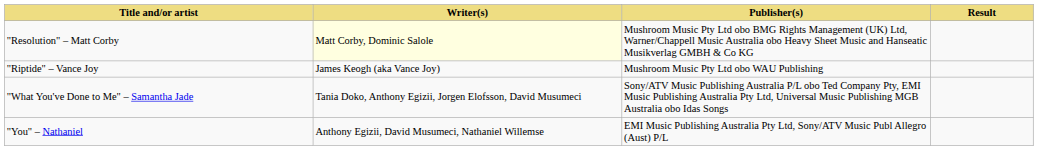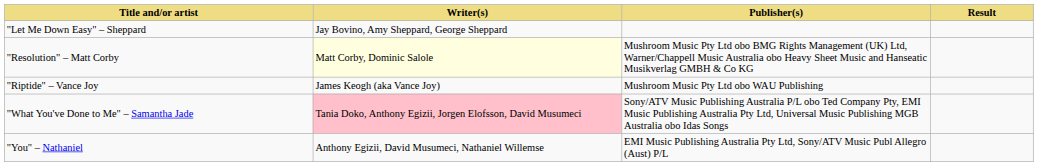+ row: (76, 29)
(448, 97) no background -> (448, 113) pink background
